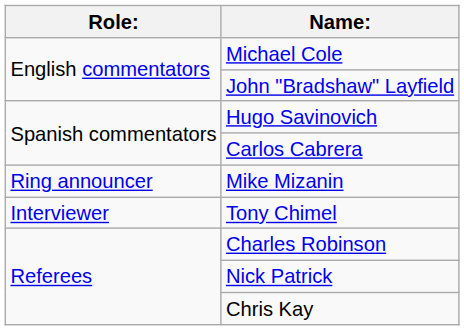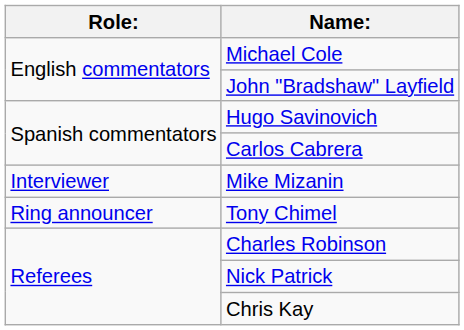(82, 181) Ring announcer -> (60, 181) Interviewer
(60, 213) Interviewer -> (82, 213) Ring announcer
